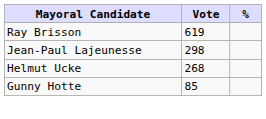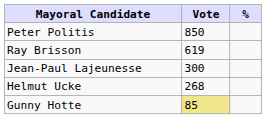+ row: (51, 32)
(195, 50) 298 -> (195, 68) 300
(191, 86) no background -> (191, 105) khaki background
